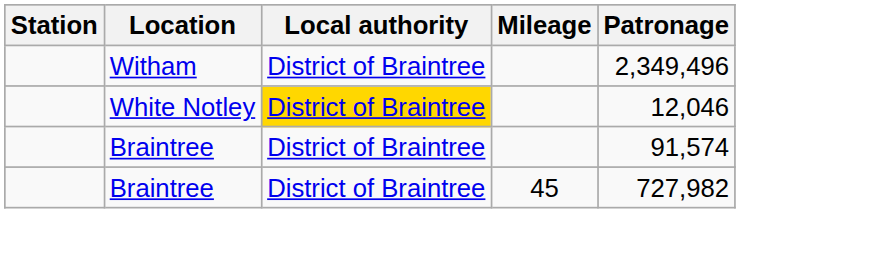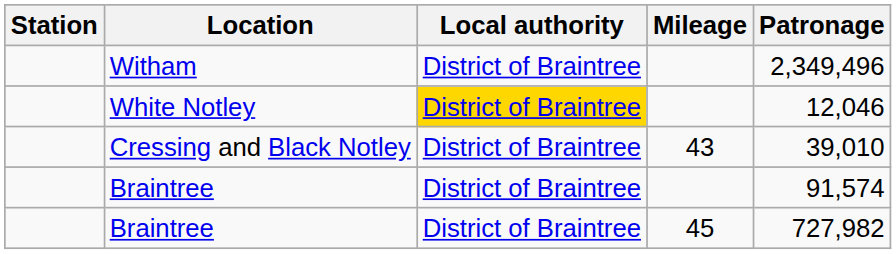+ row: (260, 147)
